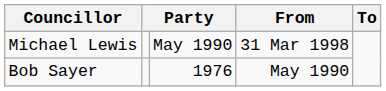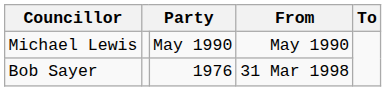(295, 45) 31 Mar 1998 -> (310, 45) May 1990
(310, 72) May 1990 -> (295, 72) 31 Mar 1998
